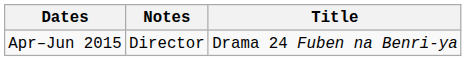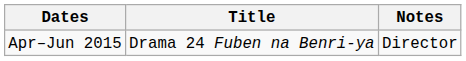columns swapped: (335, 17) <-> (167, 17)
